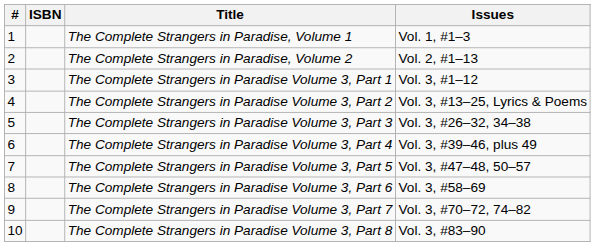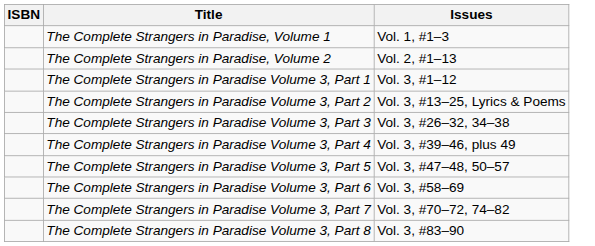- column: (15, 15)
